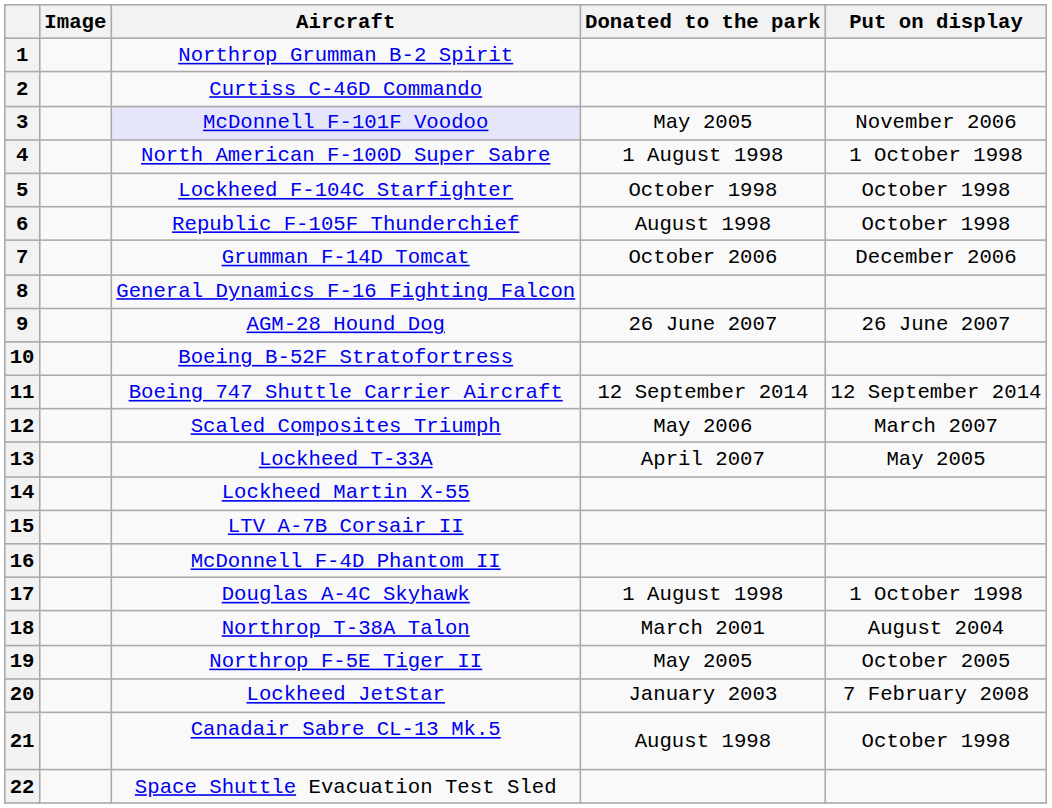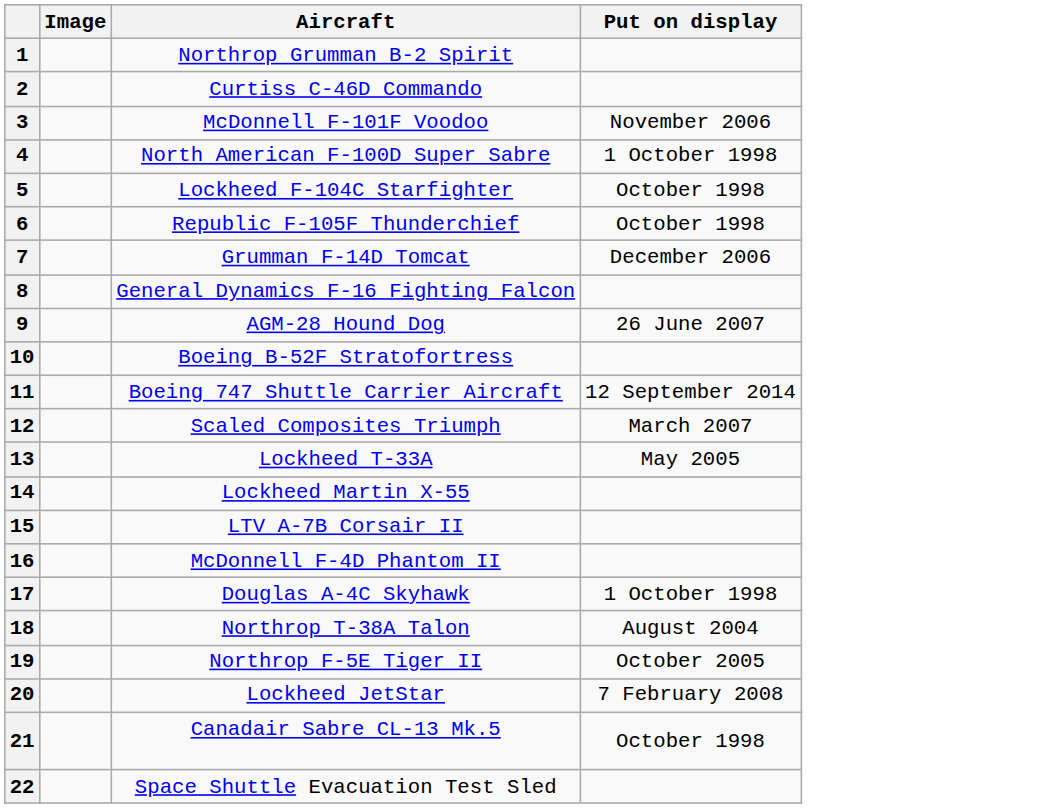- column: (703, 22)
(346, 123) lavender background -> (346, 123) no background
